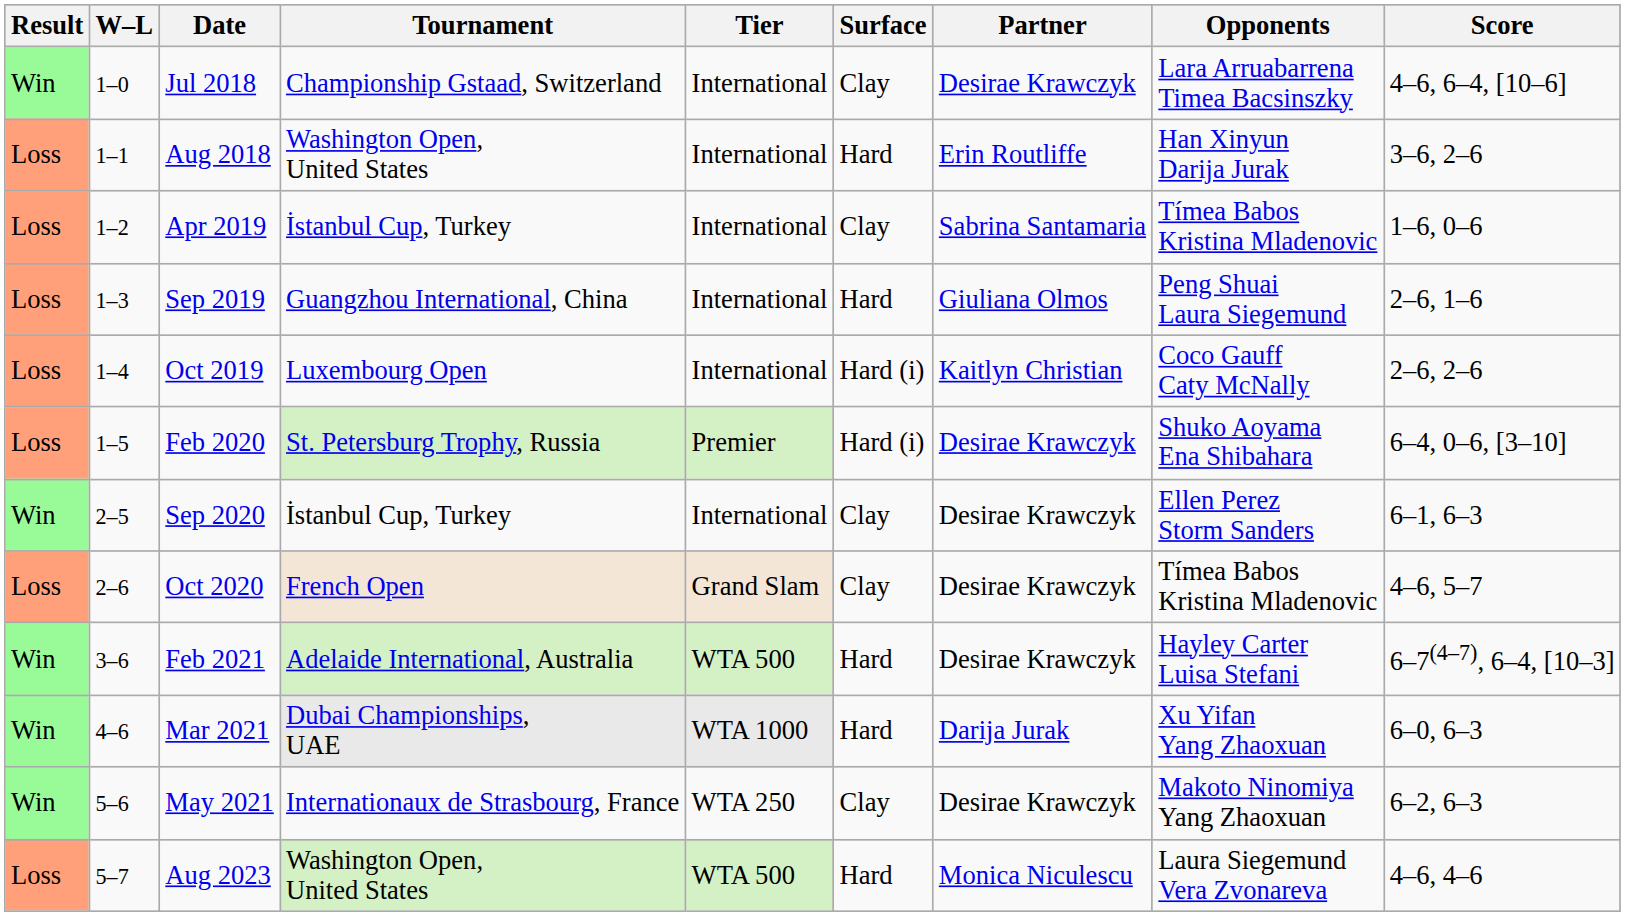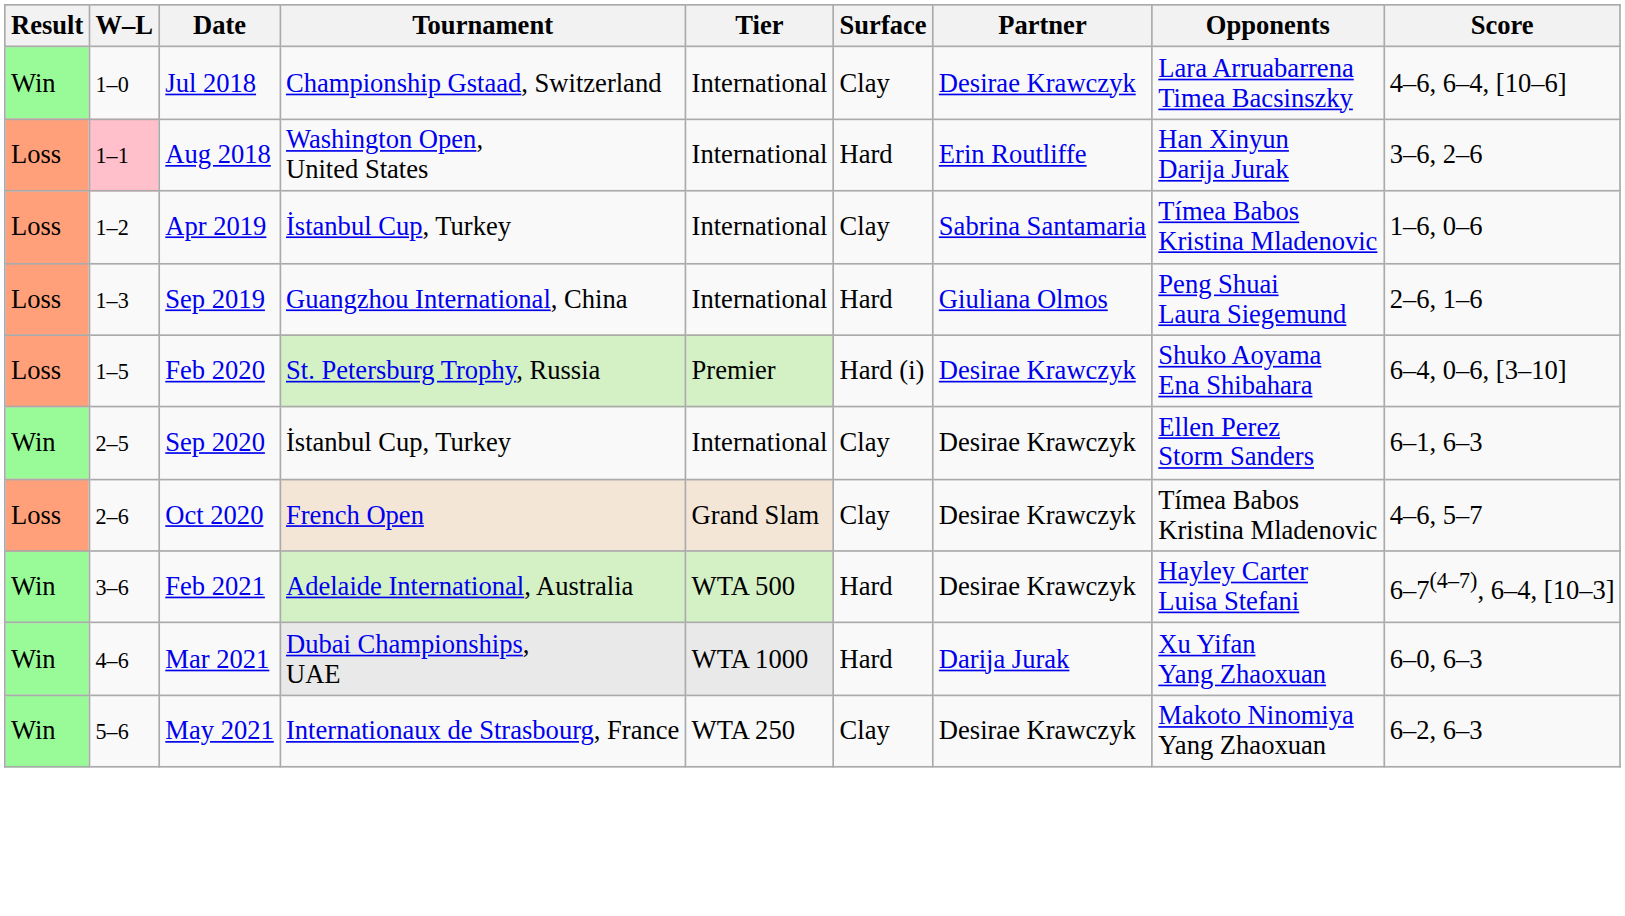(112, 156) no background -> (112, 156) pink background
- row: (214, 370)
- row: (218, 874)
